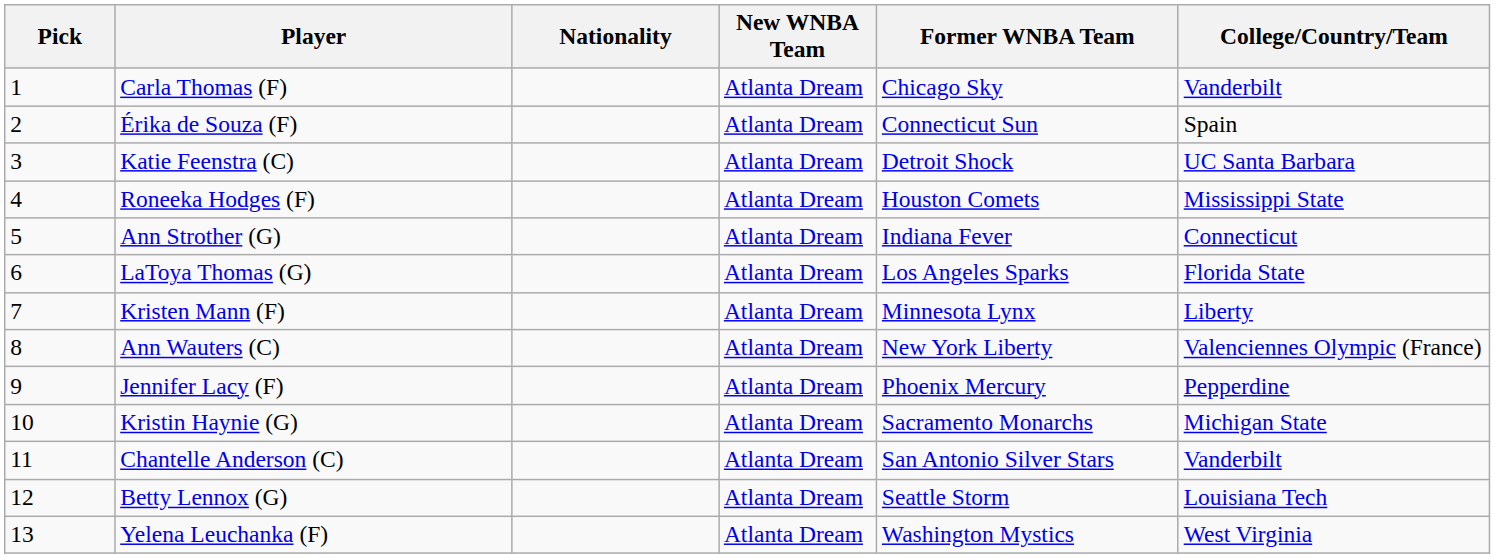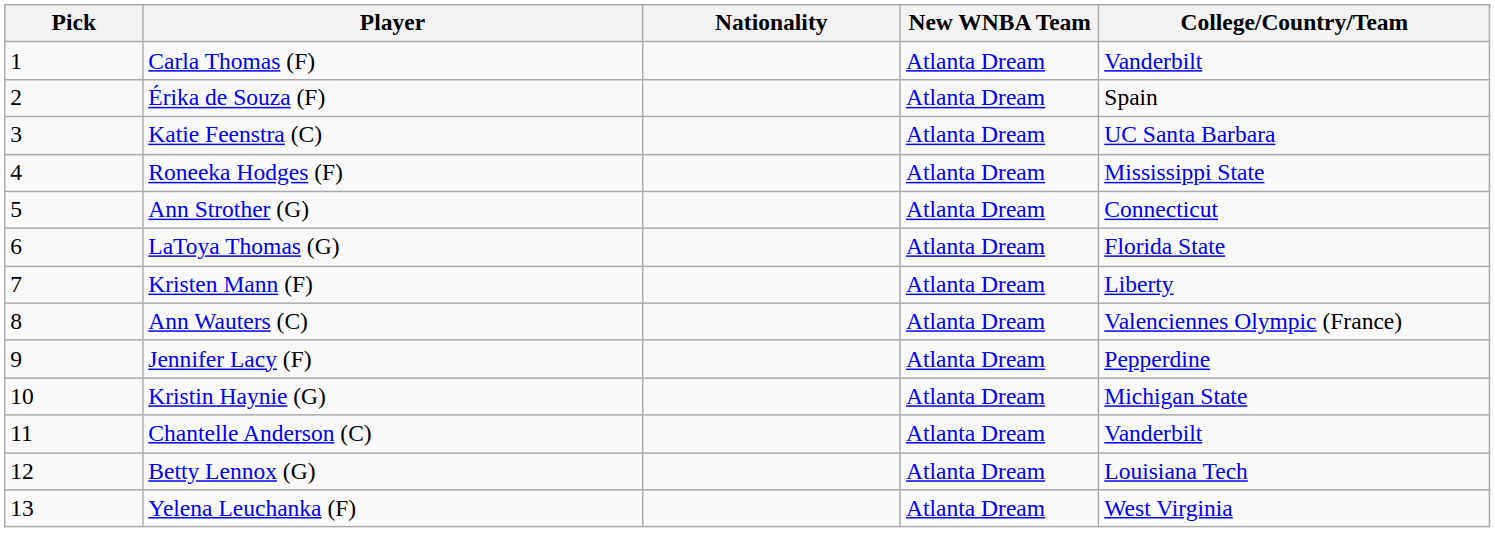- column: (1027, 36)
